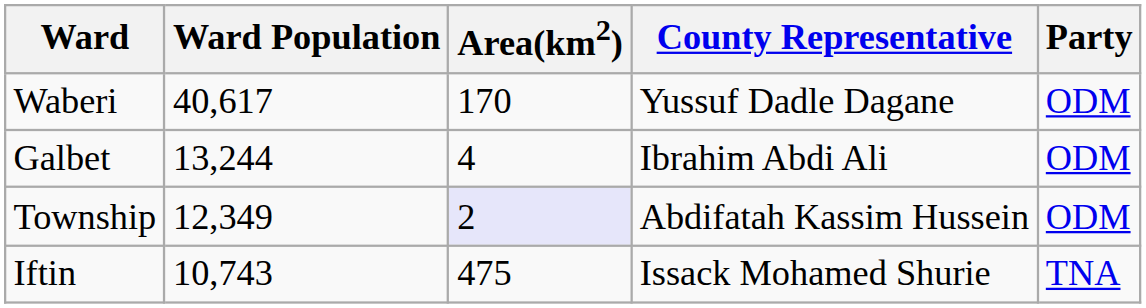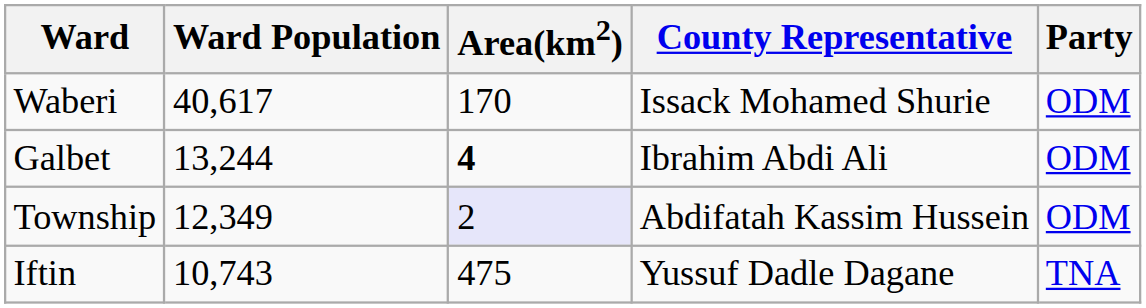(797, 100) Yussuf Dadle Dagane -> (815, 100) Issack Mohamed Shurie
(466, 158) normal -> (466, 158) bold
(815, 273) Issack Mohamed Shurie -> (797, 273) Yussuf Dadle Dagane
